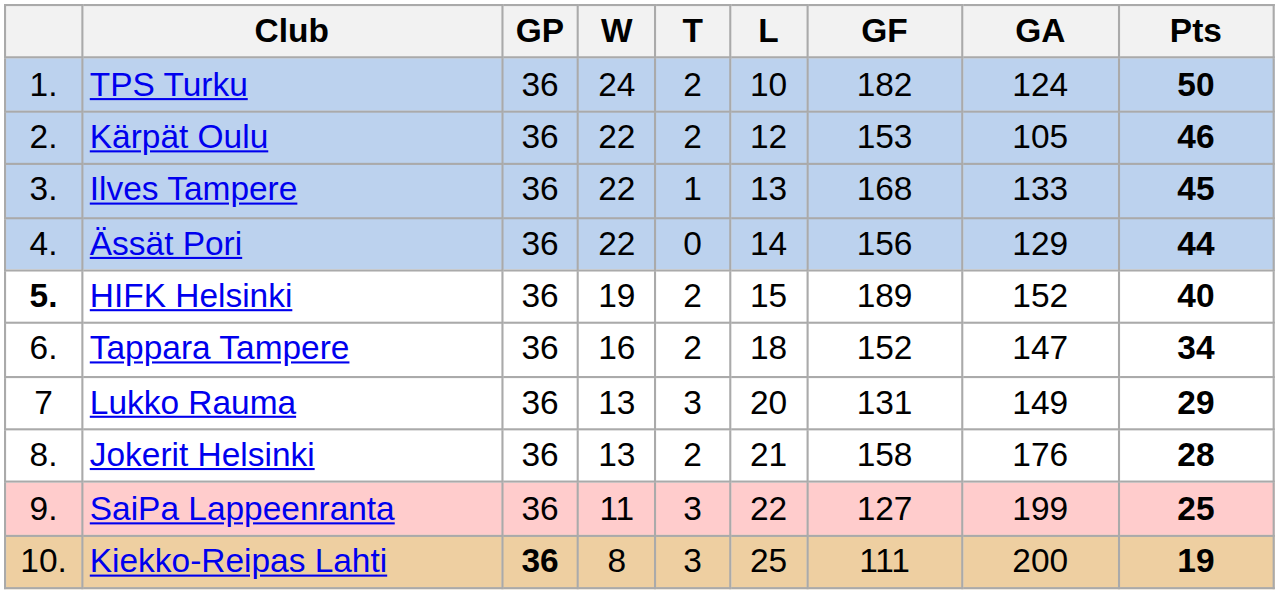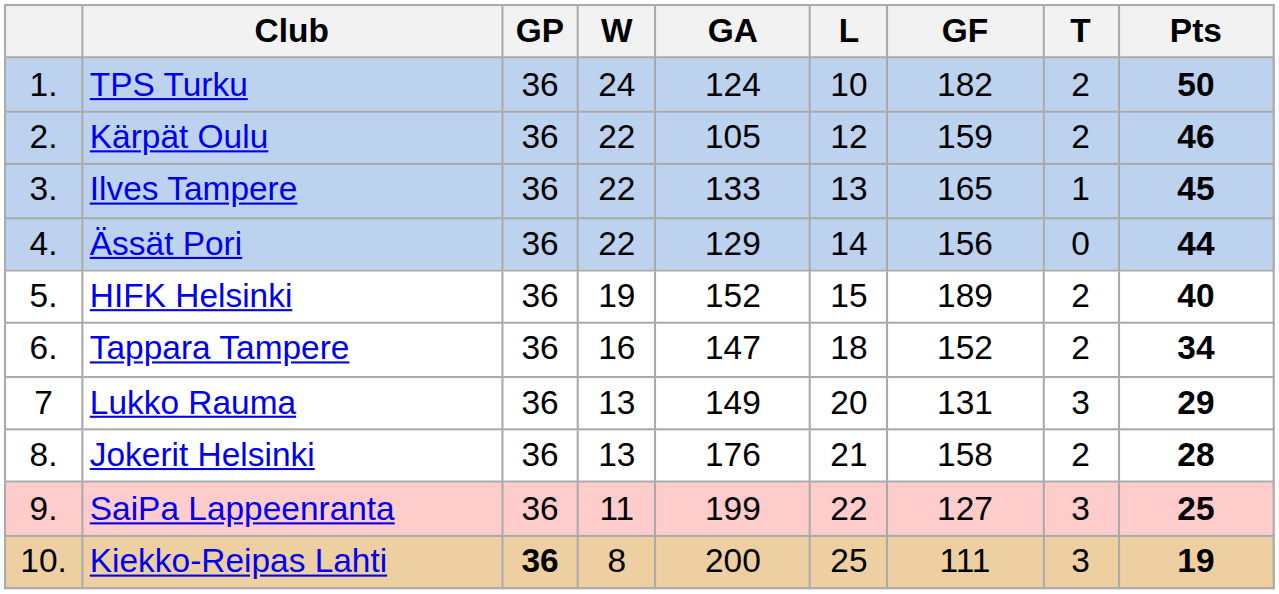columns swapped: (693, 31) <-> (1040, 31)
(885, 137) 153 -> (965, 137) 159
(885, 190) 168 -> (965, 190) 165
(44, 296) bold -> (44, 296) normal
